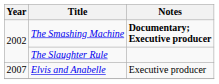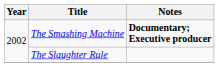- row: (68, 70)
